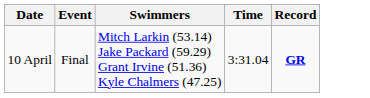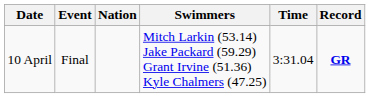+ column: (117, 15)
